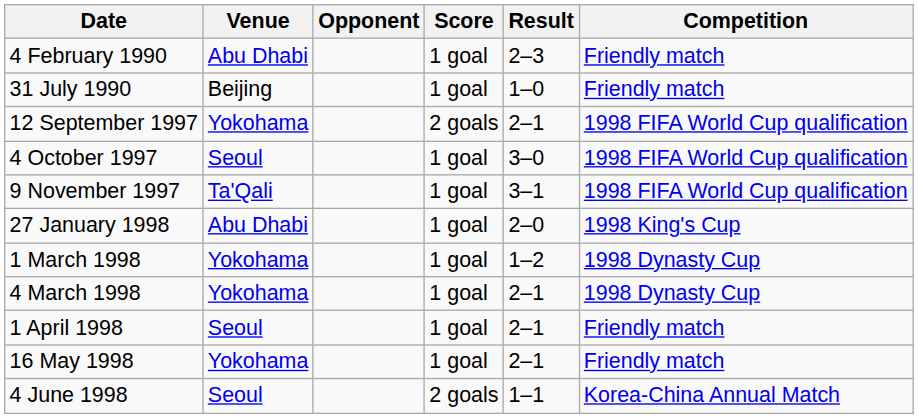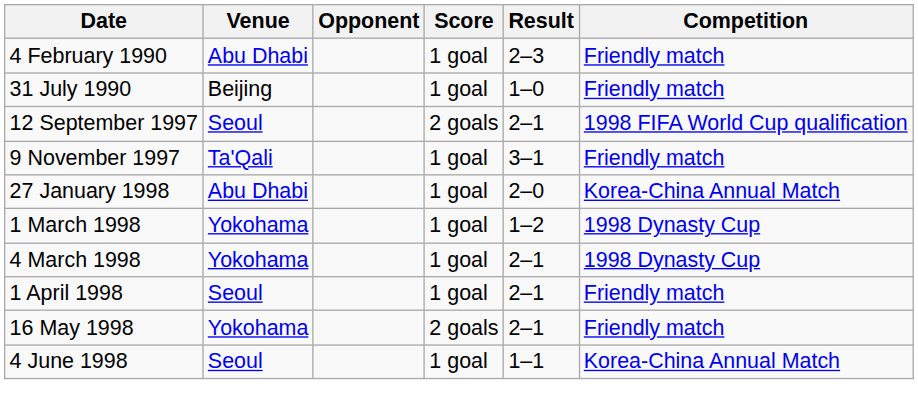(258, 123) Yokohama -> (235, 123) Seoul
- row: (84, 157)
(746, 191) 1998 FIFA World Cup qualification -> (654, 157) Friendly match
(662, 225) 1998 King's Cup -> (712, 191) Korea-China Annual Match
(459, 361) 1 goal -> (464, 327) 2 goals
(464, 395) 2 goals -> (459, 361) 1 goal
